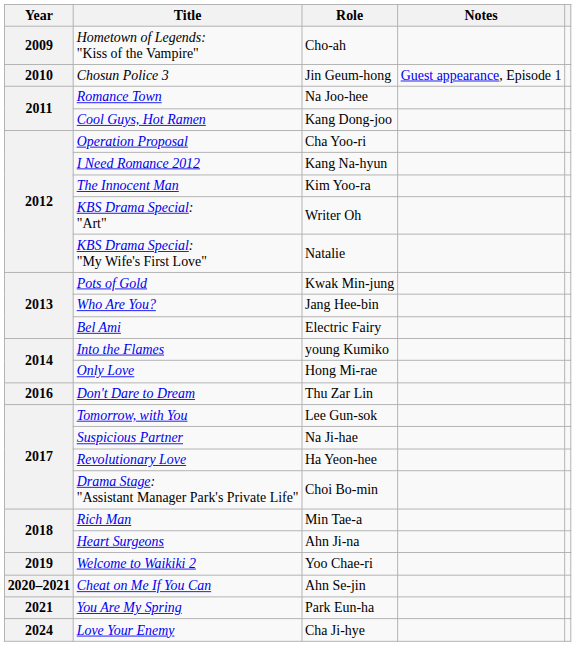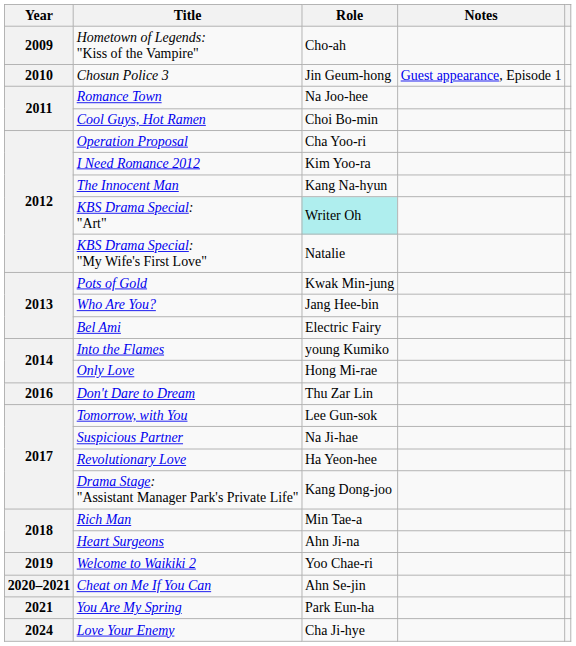(348, 119) Kang Dong-joo -> (342, 119) Choi Bo-min
(346, 163) Kang Na-hyun -> (338, 163) Kim Yoo-ra
(338, 185) Kim Yoo-ra -> (346, 185) Kang Na-hyun
(333, 215) no background -> (333, 215) paleturquoise background
(342, 489) Choi Bo-min -> (348, 489) Kang Dong-joo
